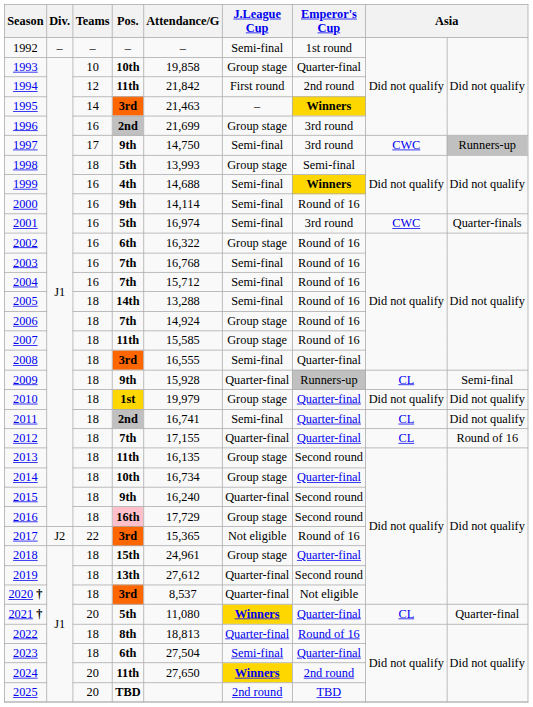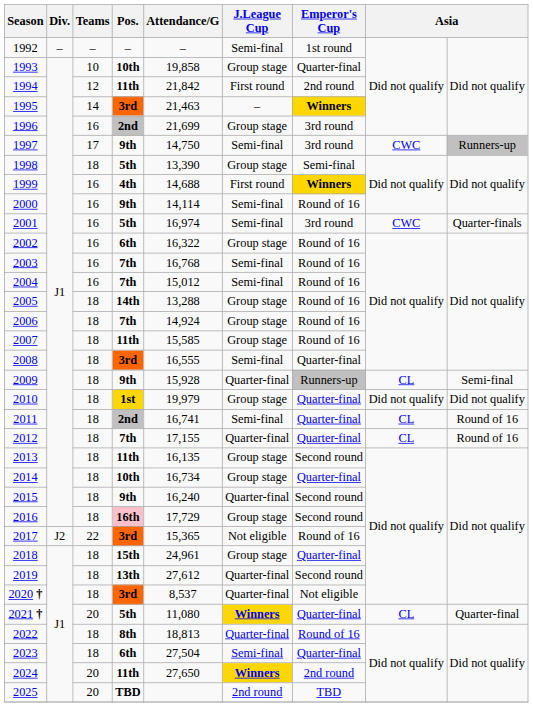(183, 164) 13,993 -> (183, 164) 13,390
(257, 184) Semi-final -> (257, 184) First round
(183, 282) 15,712 -> (183, 282) 15,012
(257, 301) Semi-final -> (257, 301) Group stage
(487, 418) Did not qualify -> (487, 418) Round of 16
